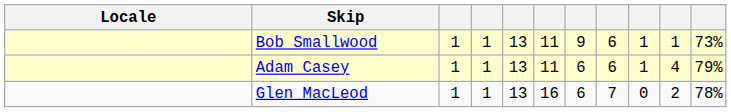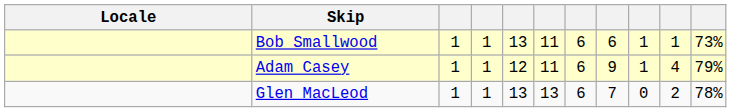(581, 43) 9 -> (581, 43) 6
(518, 68) 13 -> (518, 68) 12
(612, 68) 6 -> (612, 68) 9
(549, 94) 16 -> (549, 94) 13
